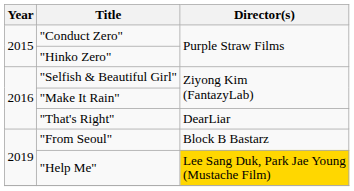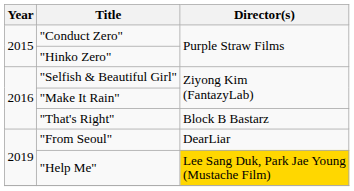(207, 118) DearLiar -> (226, 118) Block B Bastarz
(226, 139) Block B Bastarz -> (207, 139) DearLiar
